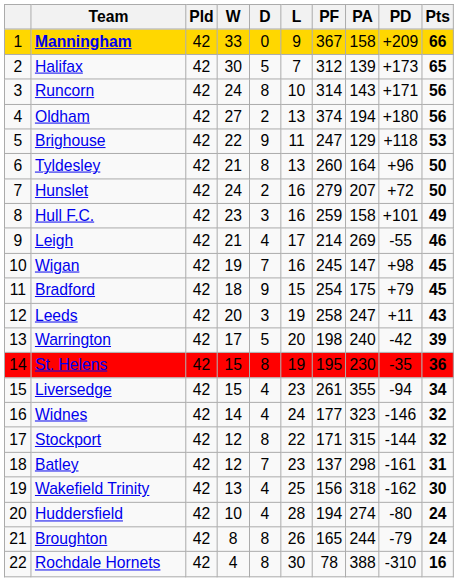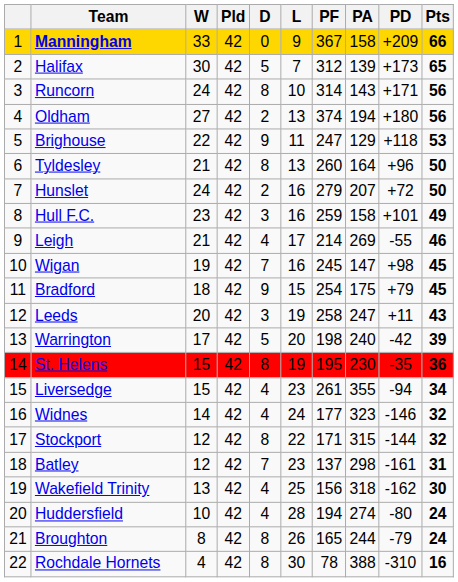columns swapped: (201, 16) <-> (233, 16)
